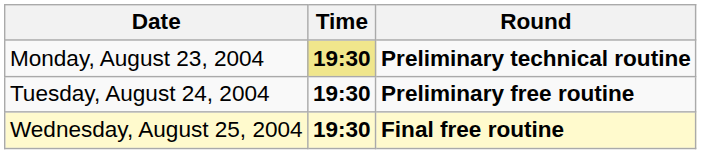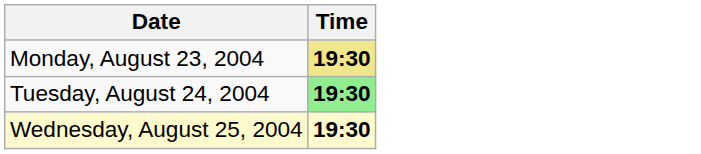- column: (536, 22)
(342, 93) no background -> (342, 93) lightgreen background
